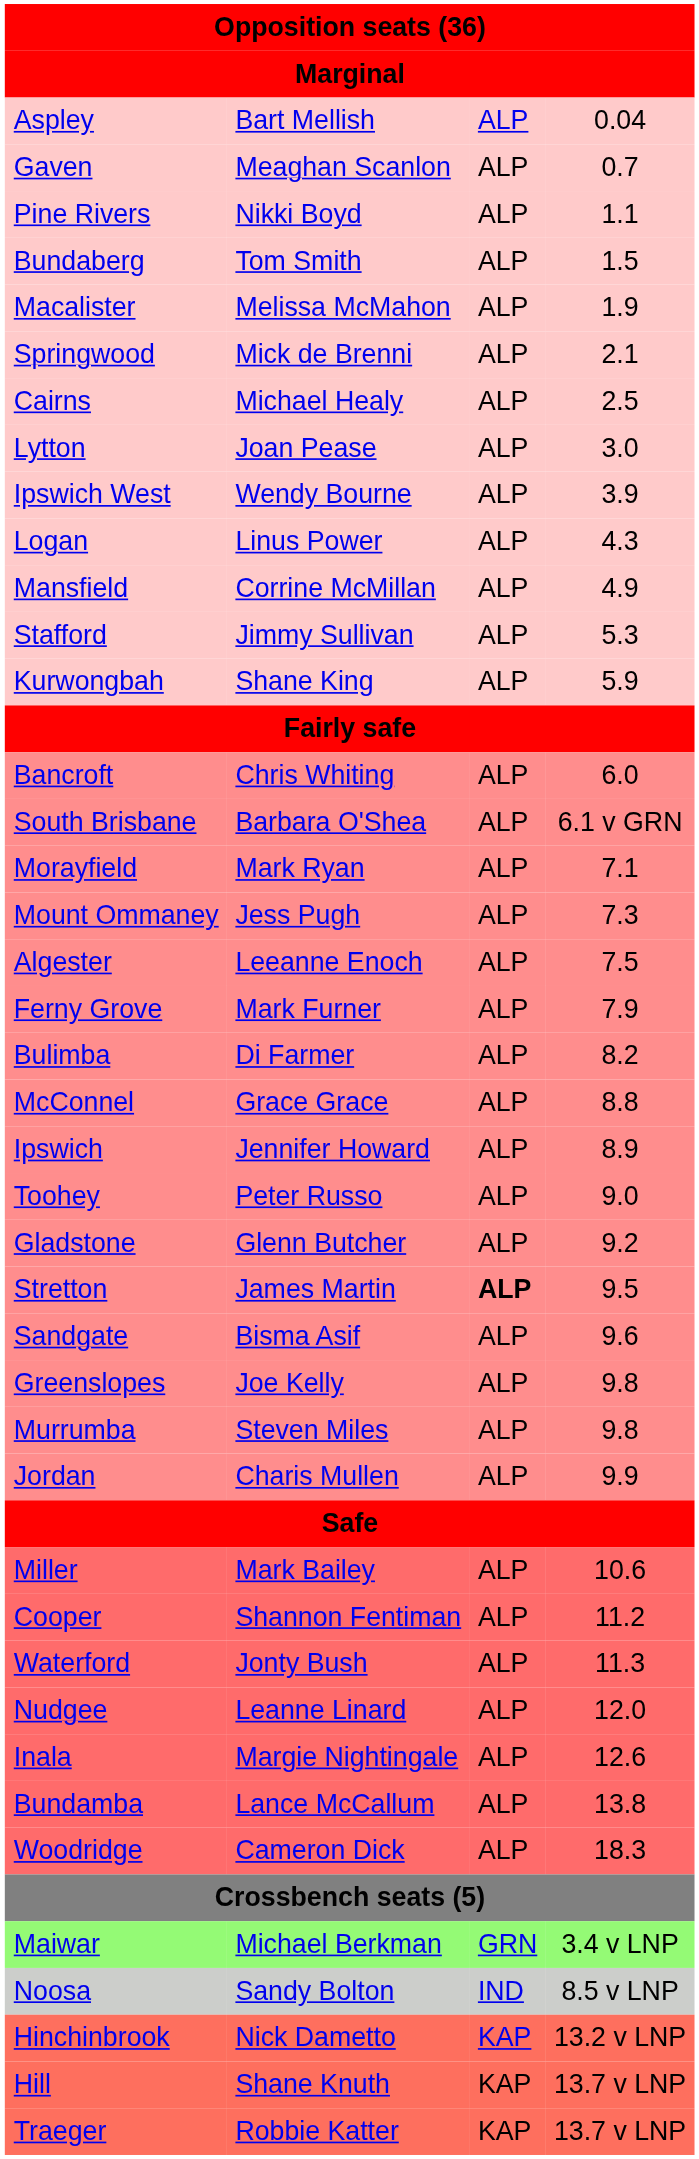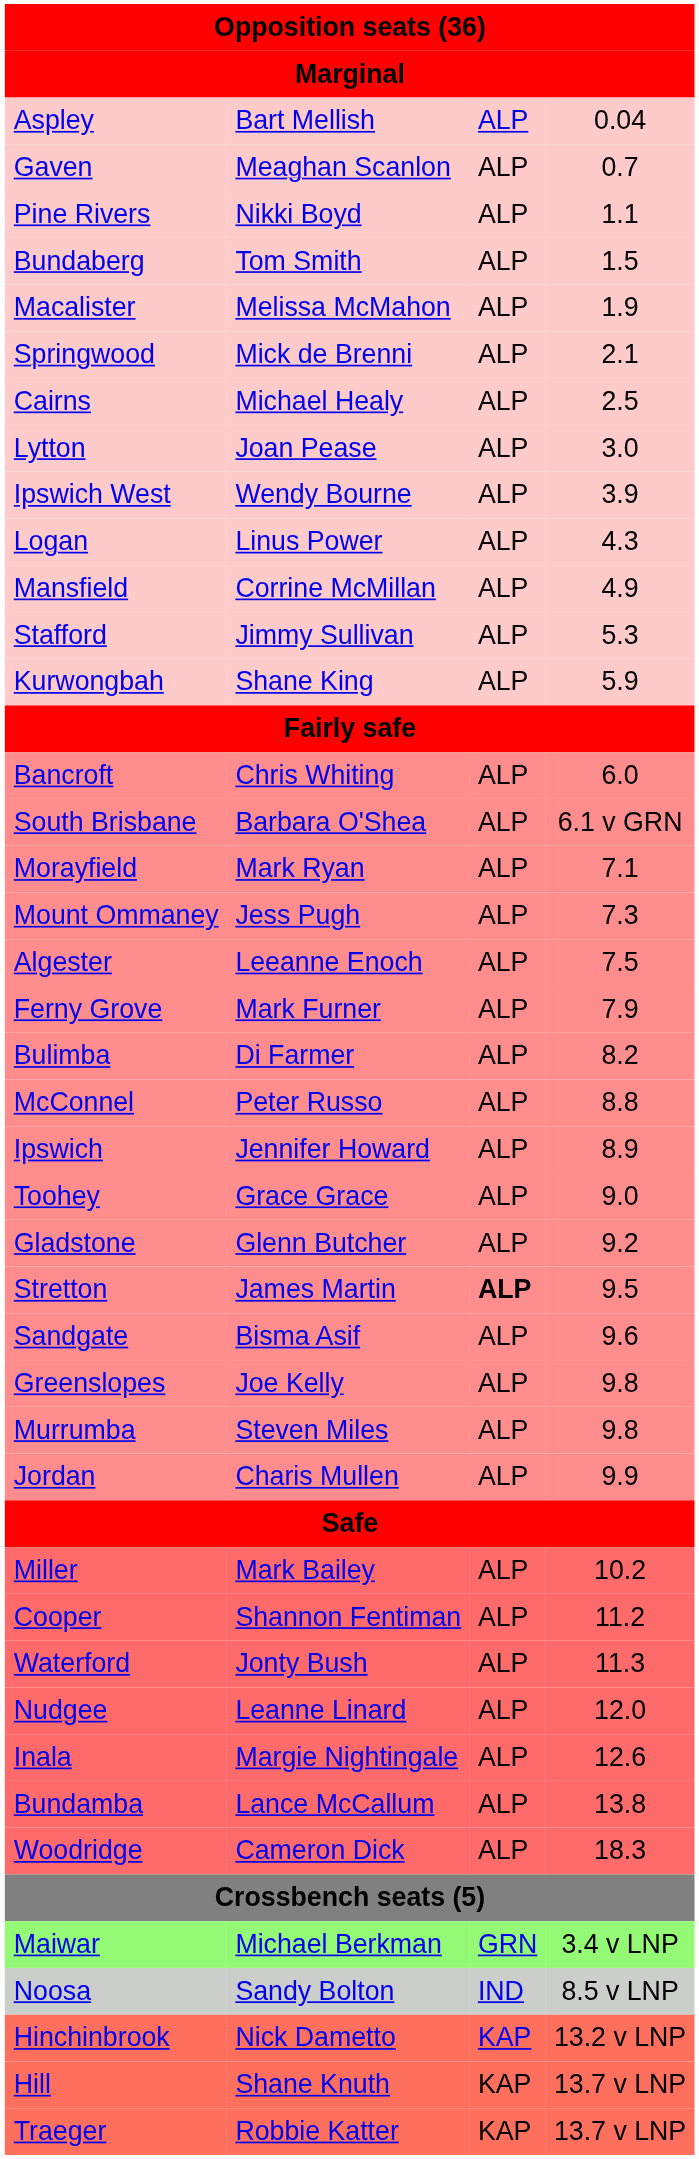(312, 1103) Grace Grace -> (309, 1103) Peter Russo
(309, 1196) Peter Russo -> (312, 1196) Grace Grace
(620, 1570) 10.6 -> (620, 1570) 10.2
